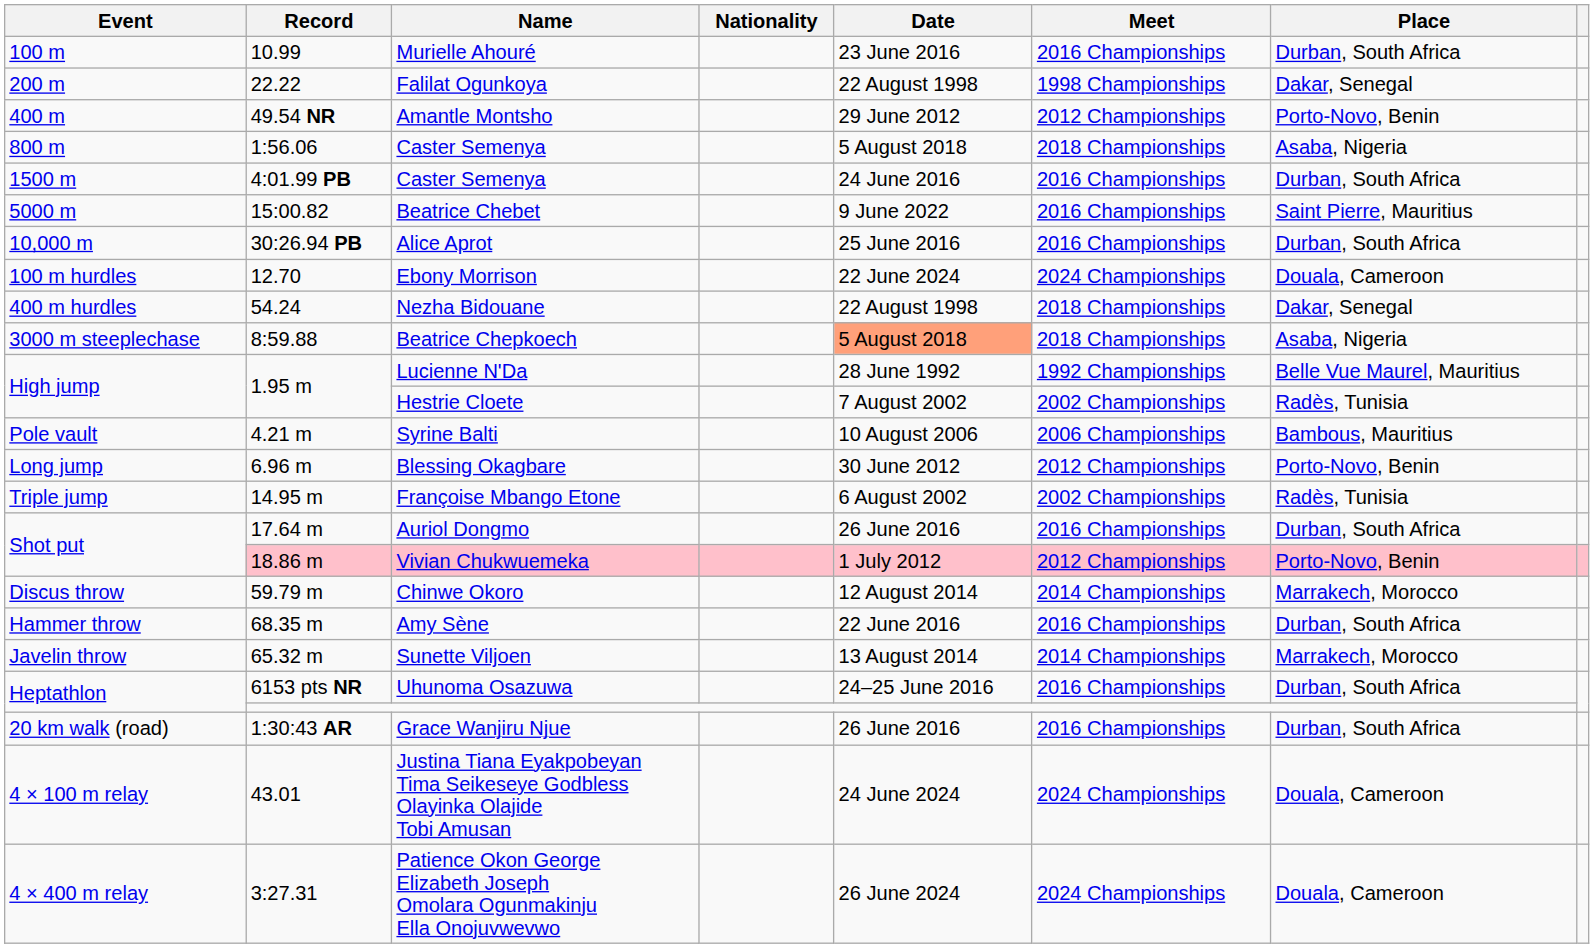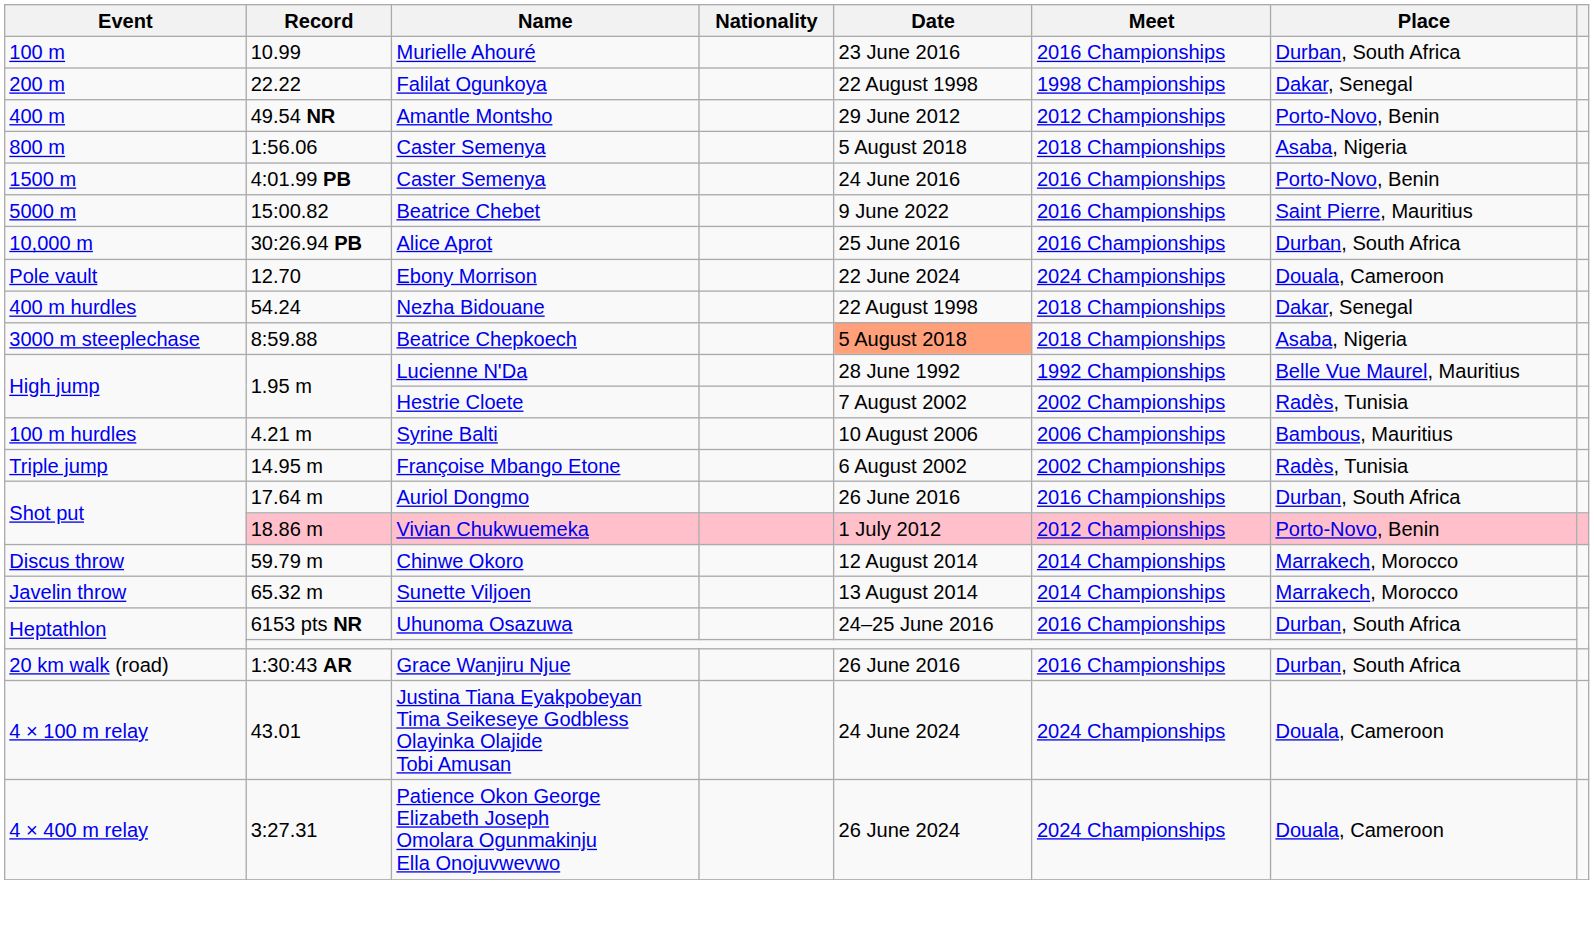(1368, 180) Durban, South Africa -> (1357, 180) Porto-Novo, Benin
(73, 275) 100 m hurdles -> (53, 275) Pole vault
(53, 434) Pole vault -> (73, 434) 100 m hurdles
- row: (281, 465)
- row: (287, 624)
